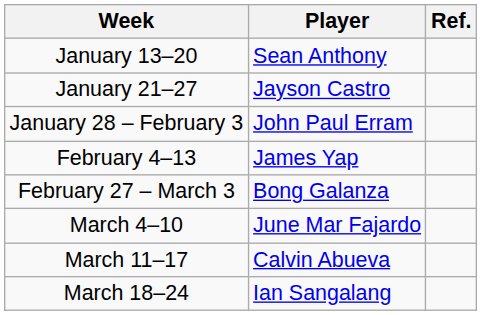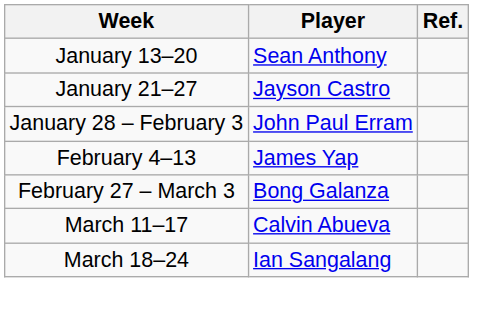- row: (126, 225)
